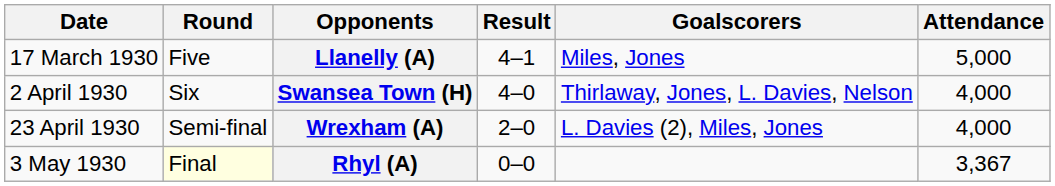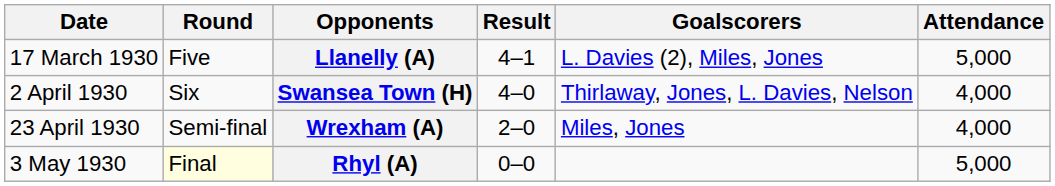(623, 57) Miles, Jones -> (692, 57) L. Davies (2), Miles, Jones
(692, 127) L. Davies (2), Miles, Jones -> (623, 127) Miles, Jones
(984, 163) 3,367 -> (984, 163) 5,000
